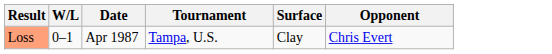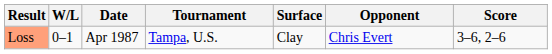+ column: (500, 15)
